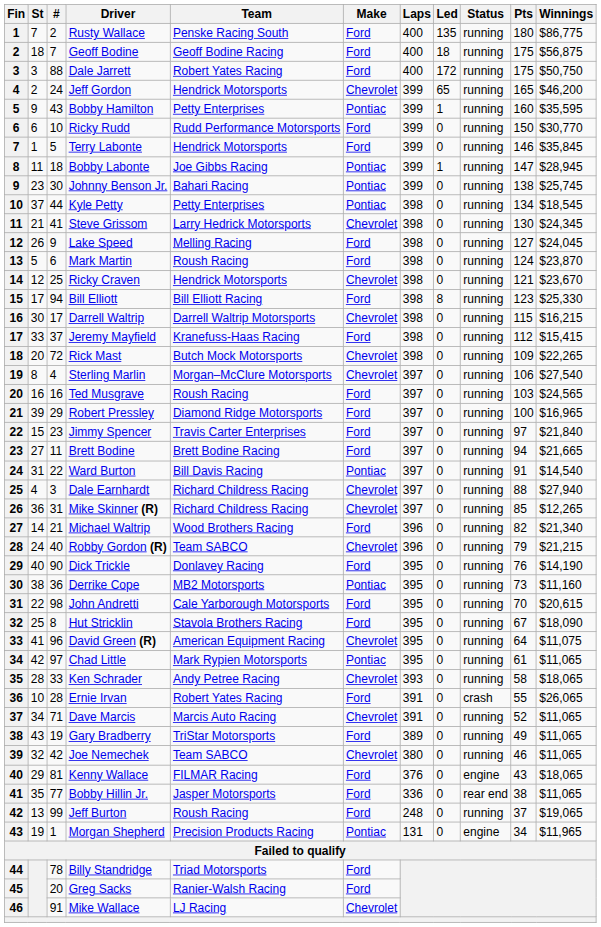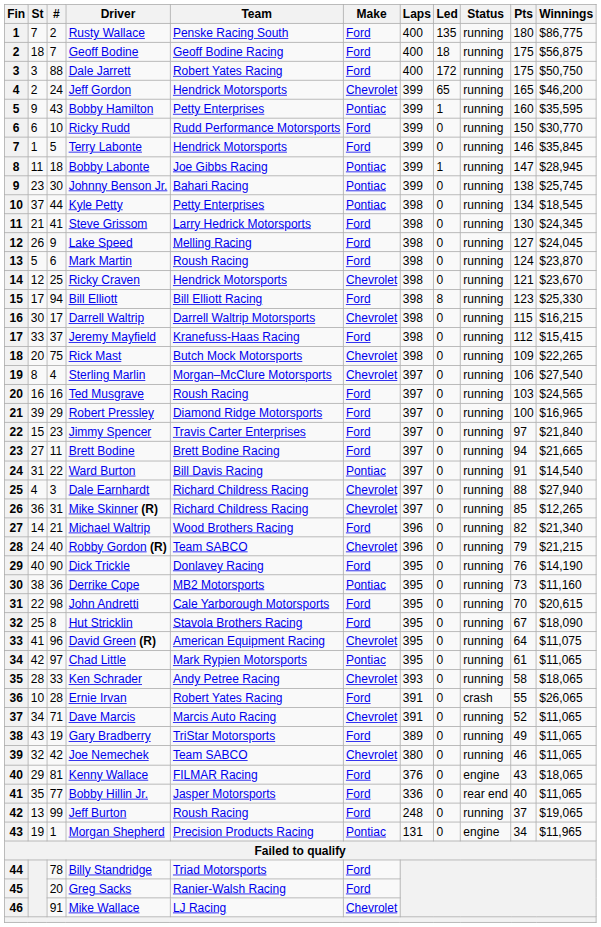(372, 223) Chevrolet -> (358, 223) Ford
(56, 356) 72 -> (56, 356) 75
(520, 793) 38 -> (520, 793) 40
